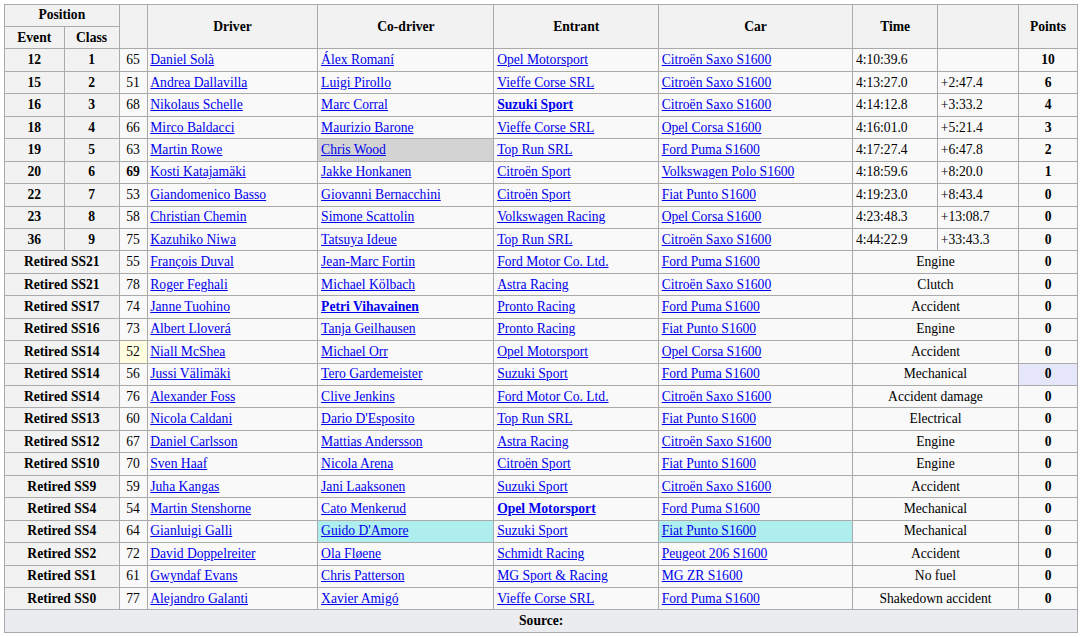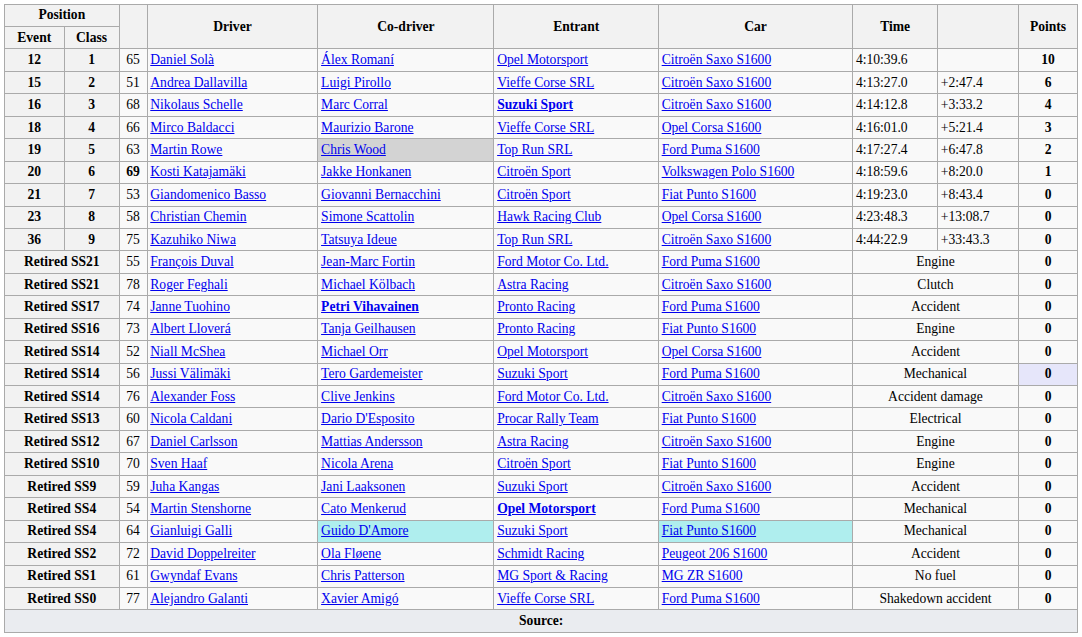(34, 194) 22 -> (34, 194) 21
(551, 217) Volkswagen Racing -> (549, 217) Hawk Racing Club
(133, 351) lightyellow background -> (133, 351) no background
(535, 419) Top Run SRL -> (548, 419) Procar Rally Team
